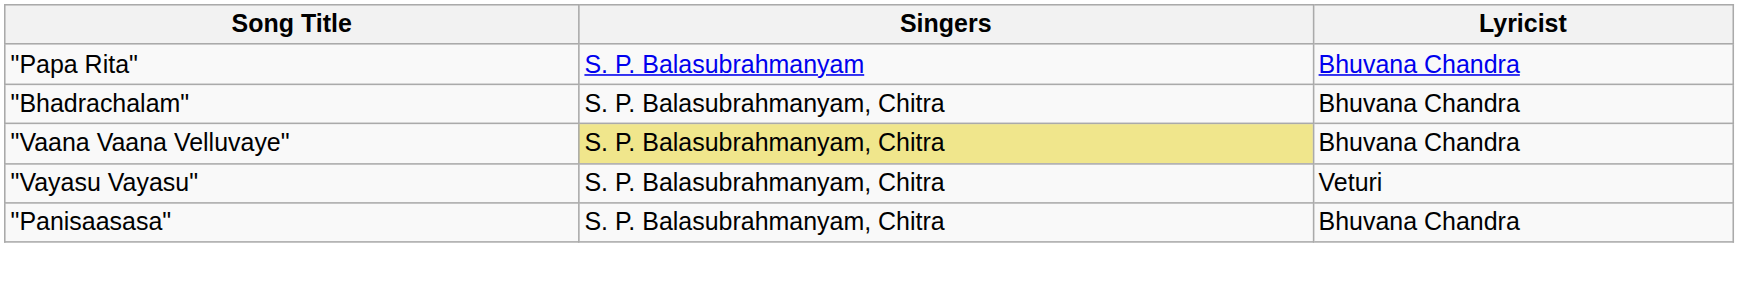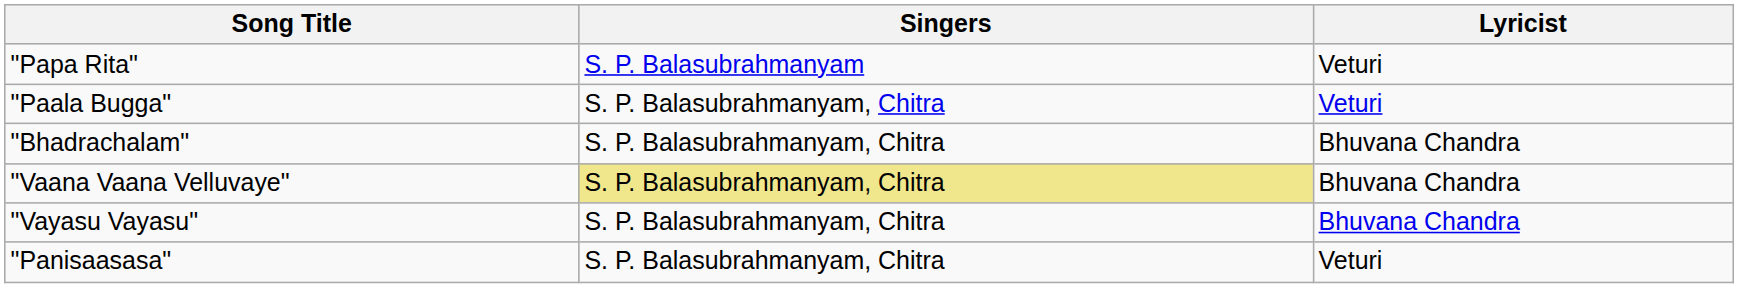(1419, 63) Bhuvana Chandra -> (1351, 63) Veturi
+ row: (91, 103)
(1351, 182) Veturi -> (1419, 222) Bhuvana Chandra
(1419, 222) Bhuvana Chandra -> (1351, 261) Veturi
